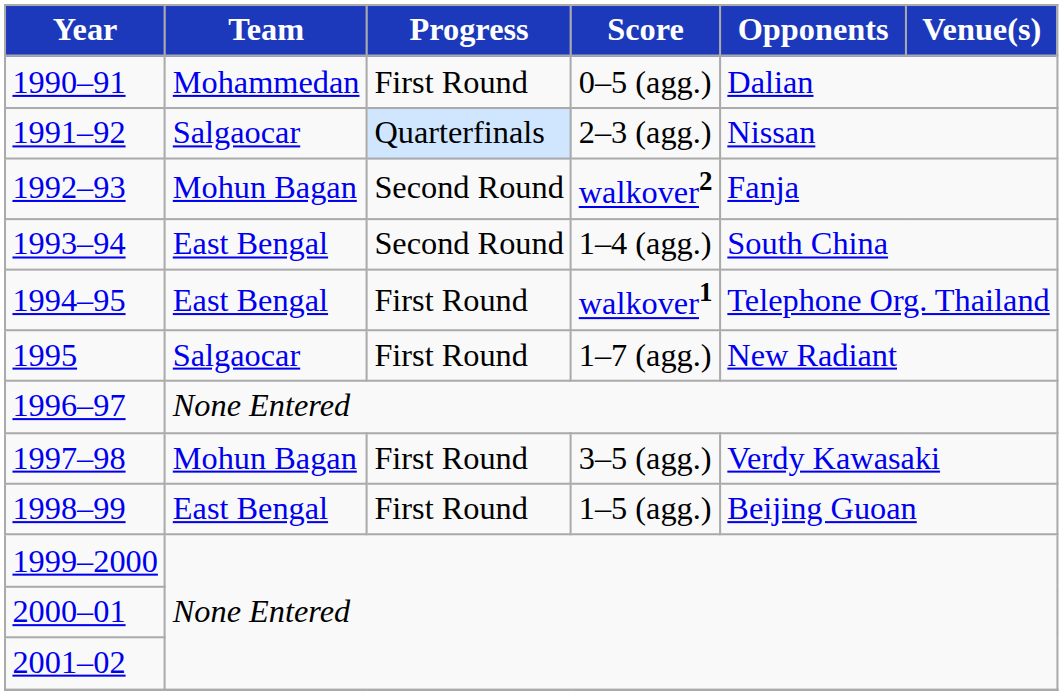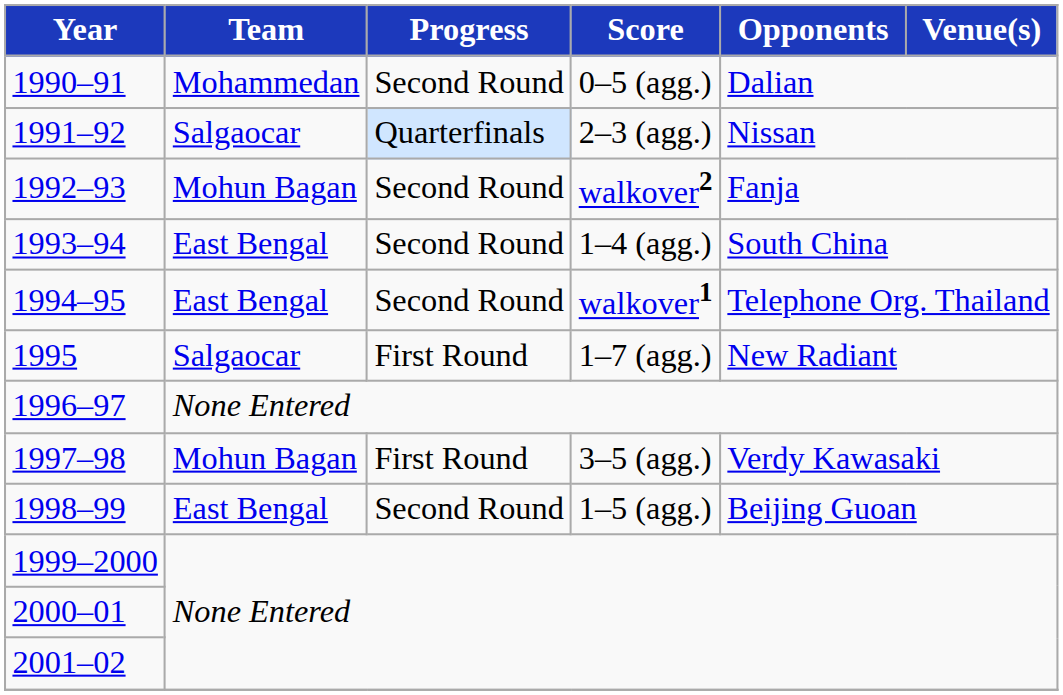(451, 81) First Round -> (469, 81) Second Round
(451, 299) First Round -> (469, 299) Second Round
(451, 508) First Round -> (469, 508) Second Round
